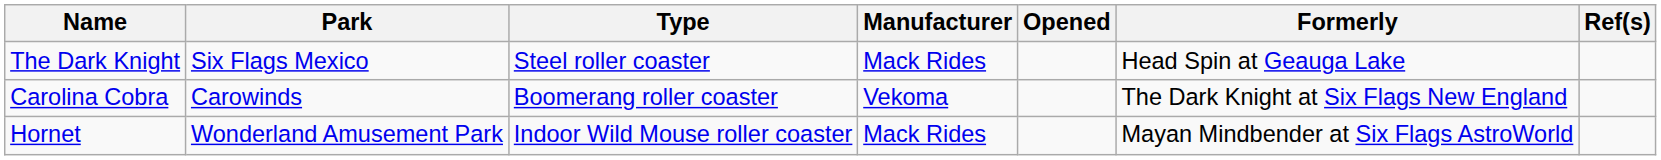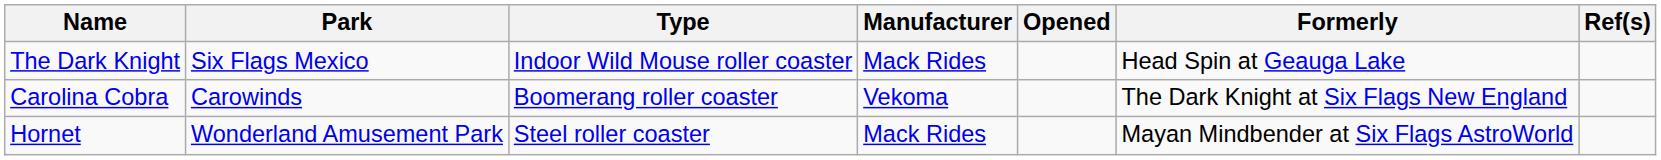(612, 60) Steel roller coaster -> (683, 60) Indoor Wild Mouse roller coaster
(683, 135) Indoor Wild Mouse roller coaster -> (612, 135) Steel roller coaster
